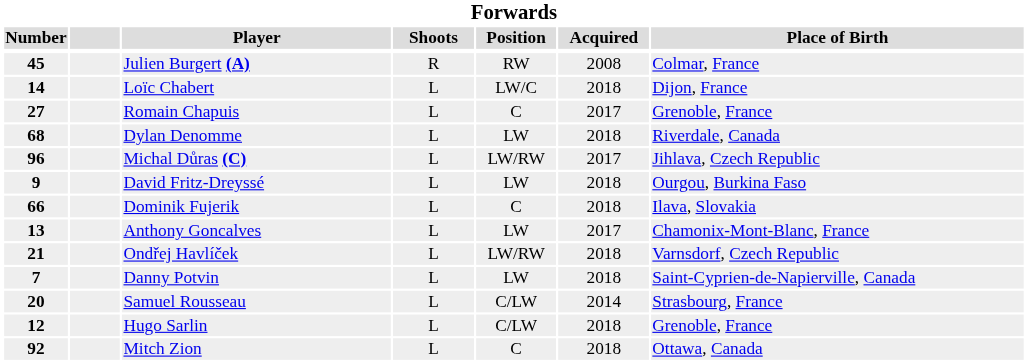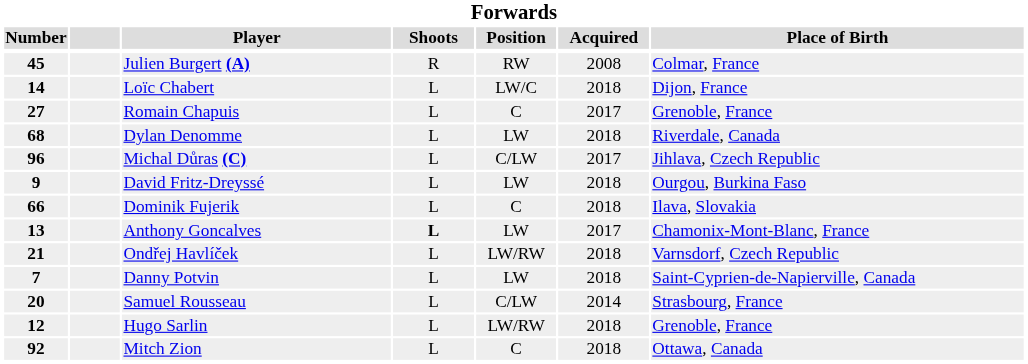(516, 158) LW/RW -> (516, 158) C/LW
(433, 230) normal -> (433, 230) bold
(516, 325) C/LW -> (516, 325) LW/RW
